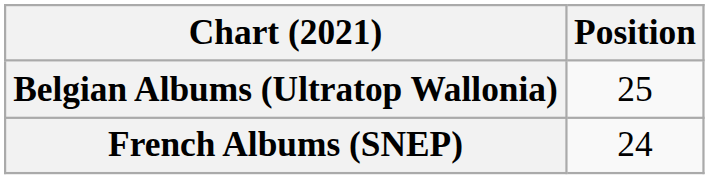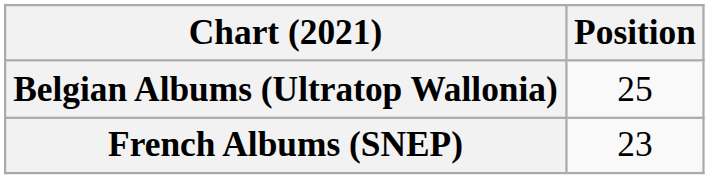(635, 144) 24 -> (635, 144) 23
